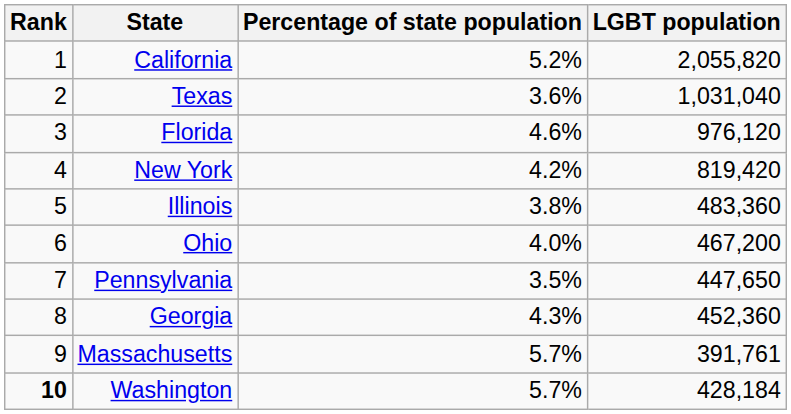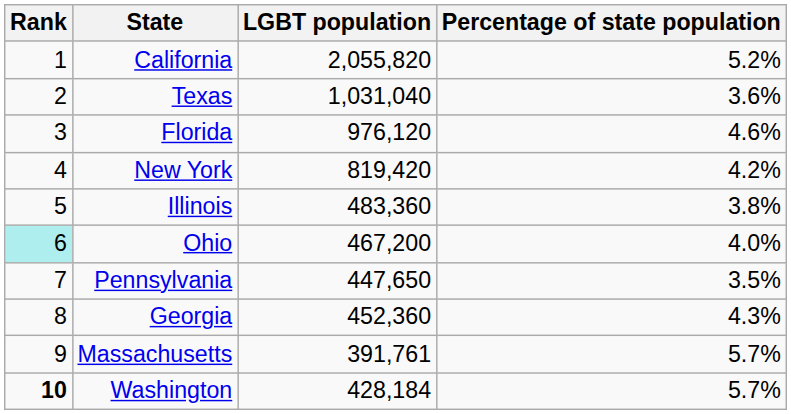columns swapped: (412, 22) <-> (687, 22)
(60, 243) no background -> (60, 243) paleturquoise background
